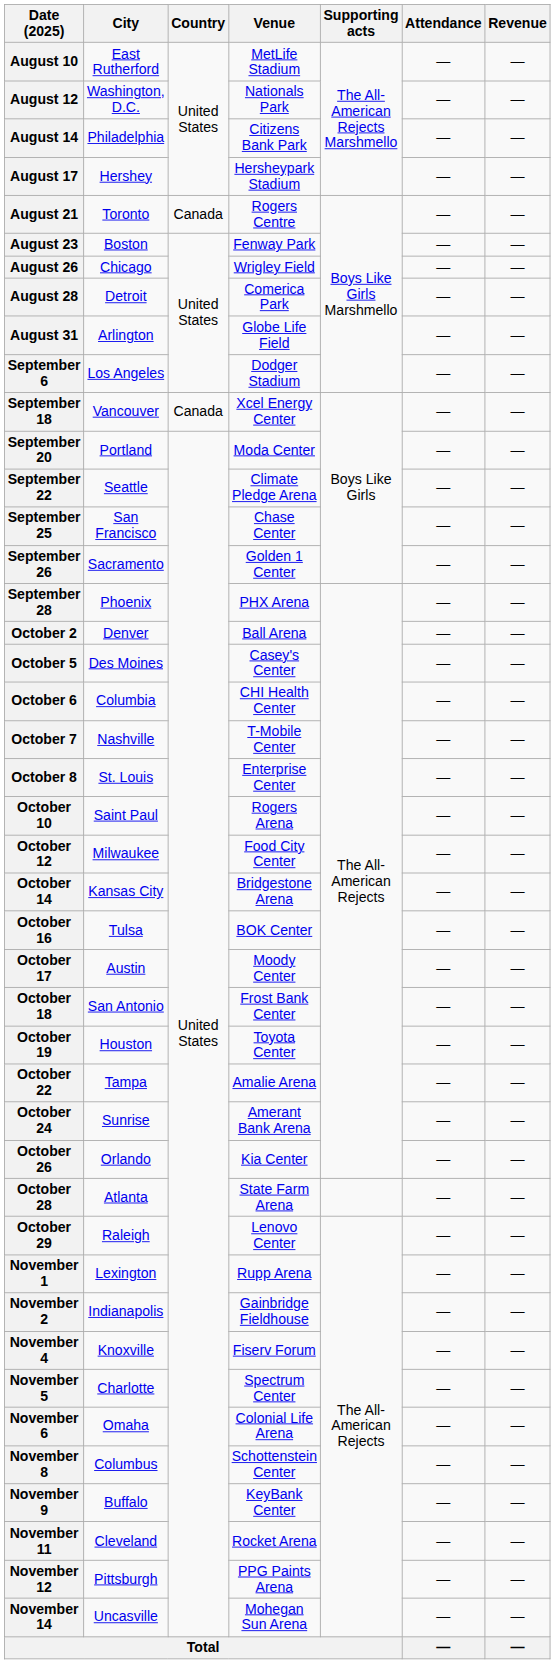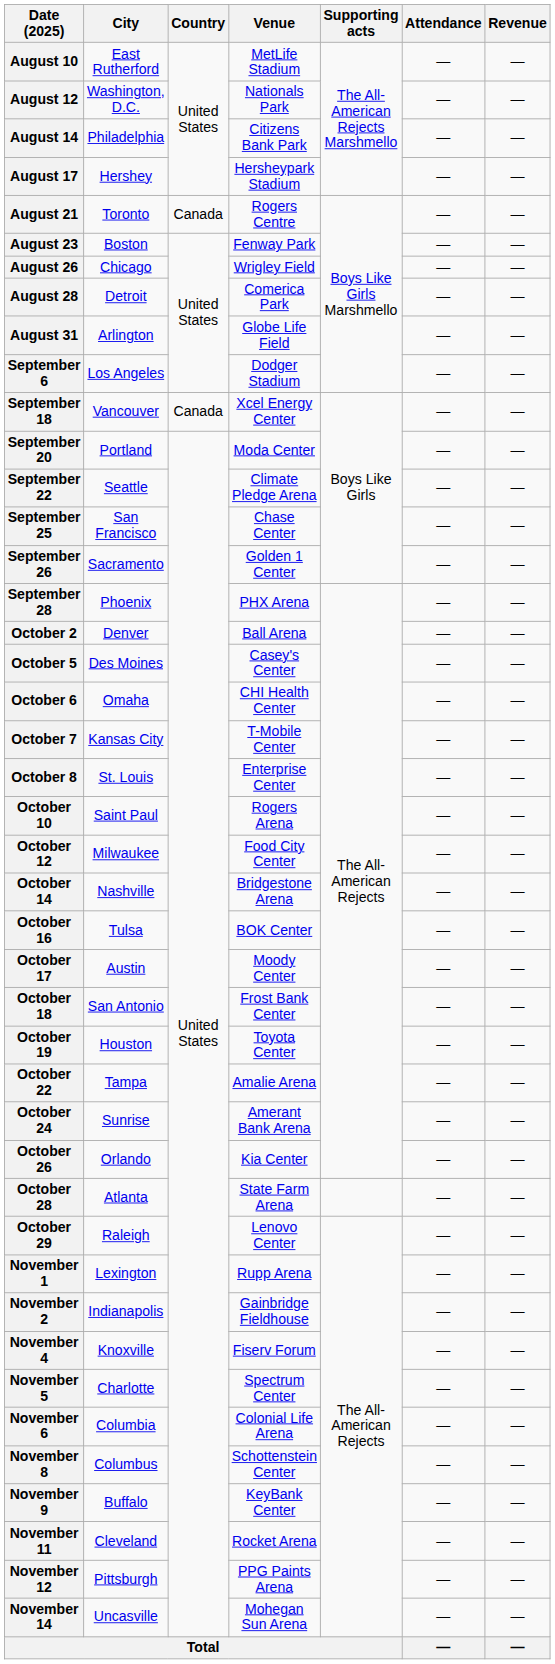(126, 701) Columbia -> (126, 701) Omaha
(126, 739) Nashville -> (126, 739) Kansas City
(126, 892) Kansas City -> (126, 892) Nashville
(126, 1426) Omaha -> (126, 1426) Columbia
